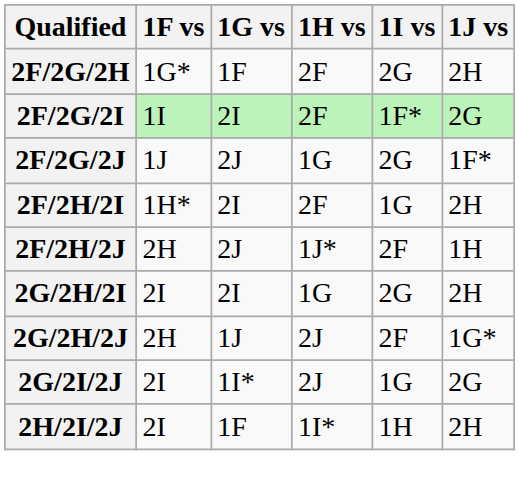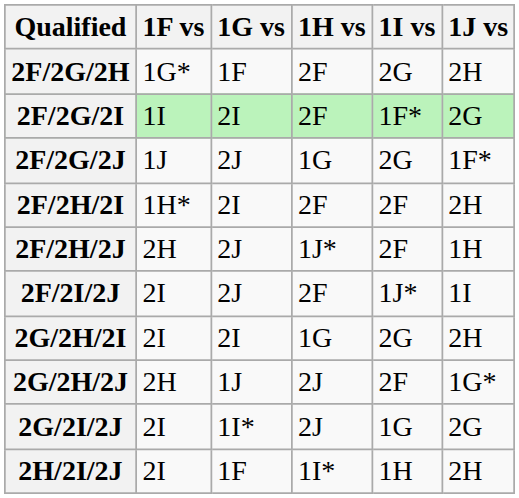(396, 204) 1G -> (393, 204) 2F
+ row: (70, 293)
